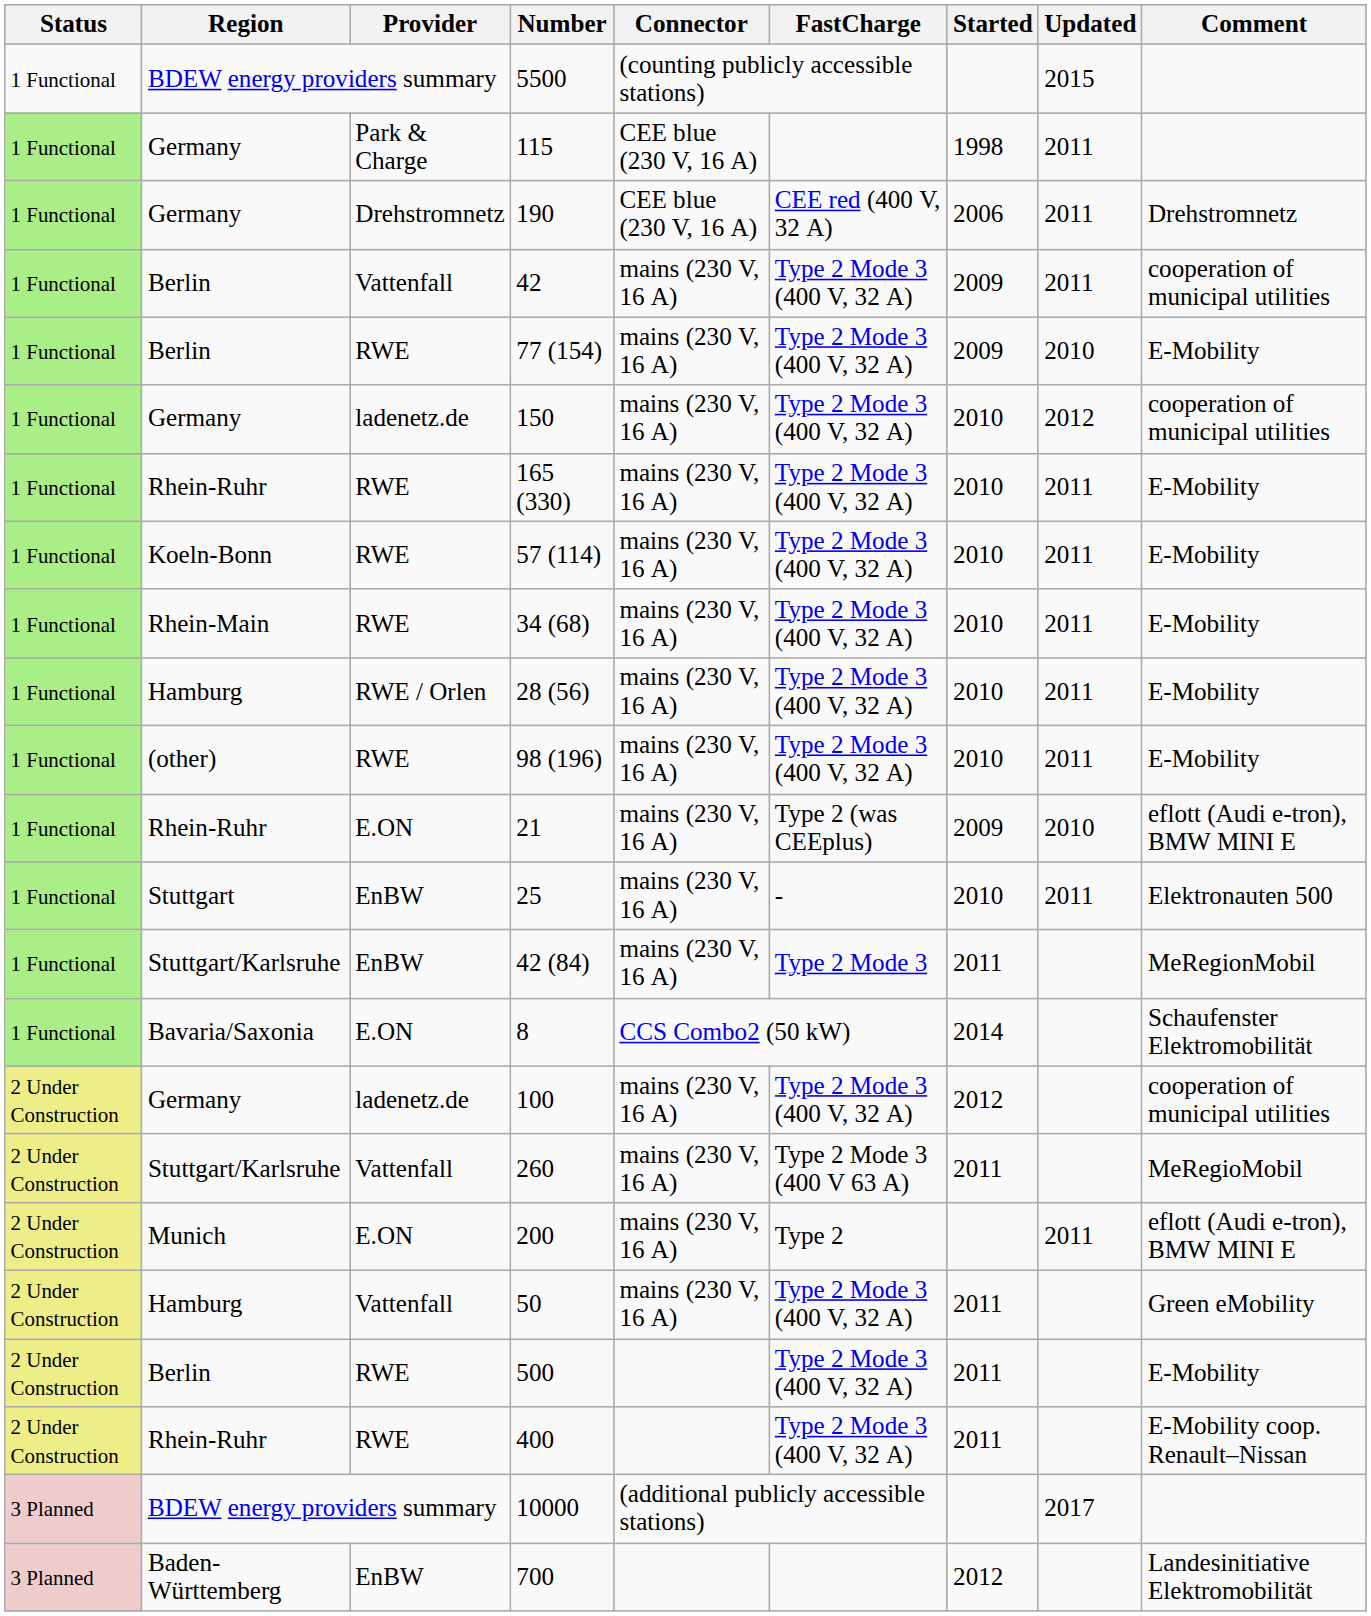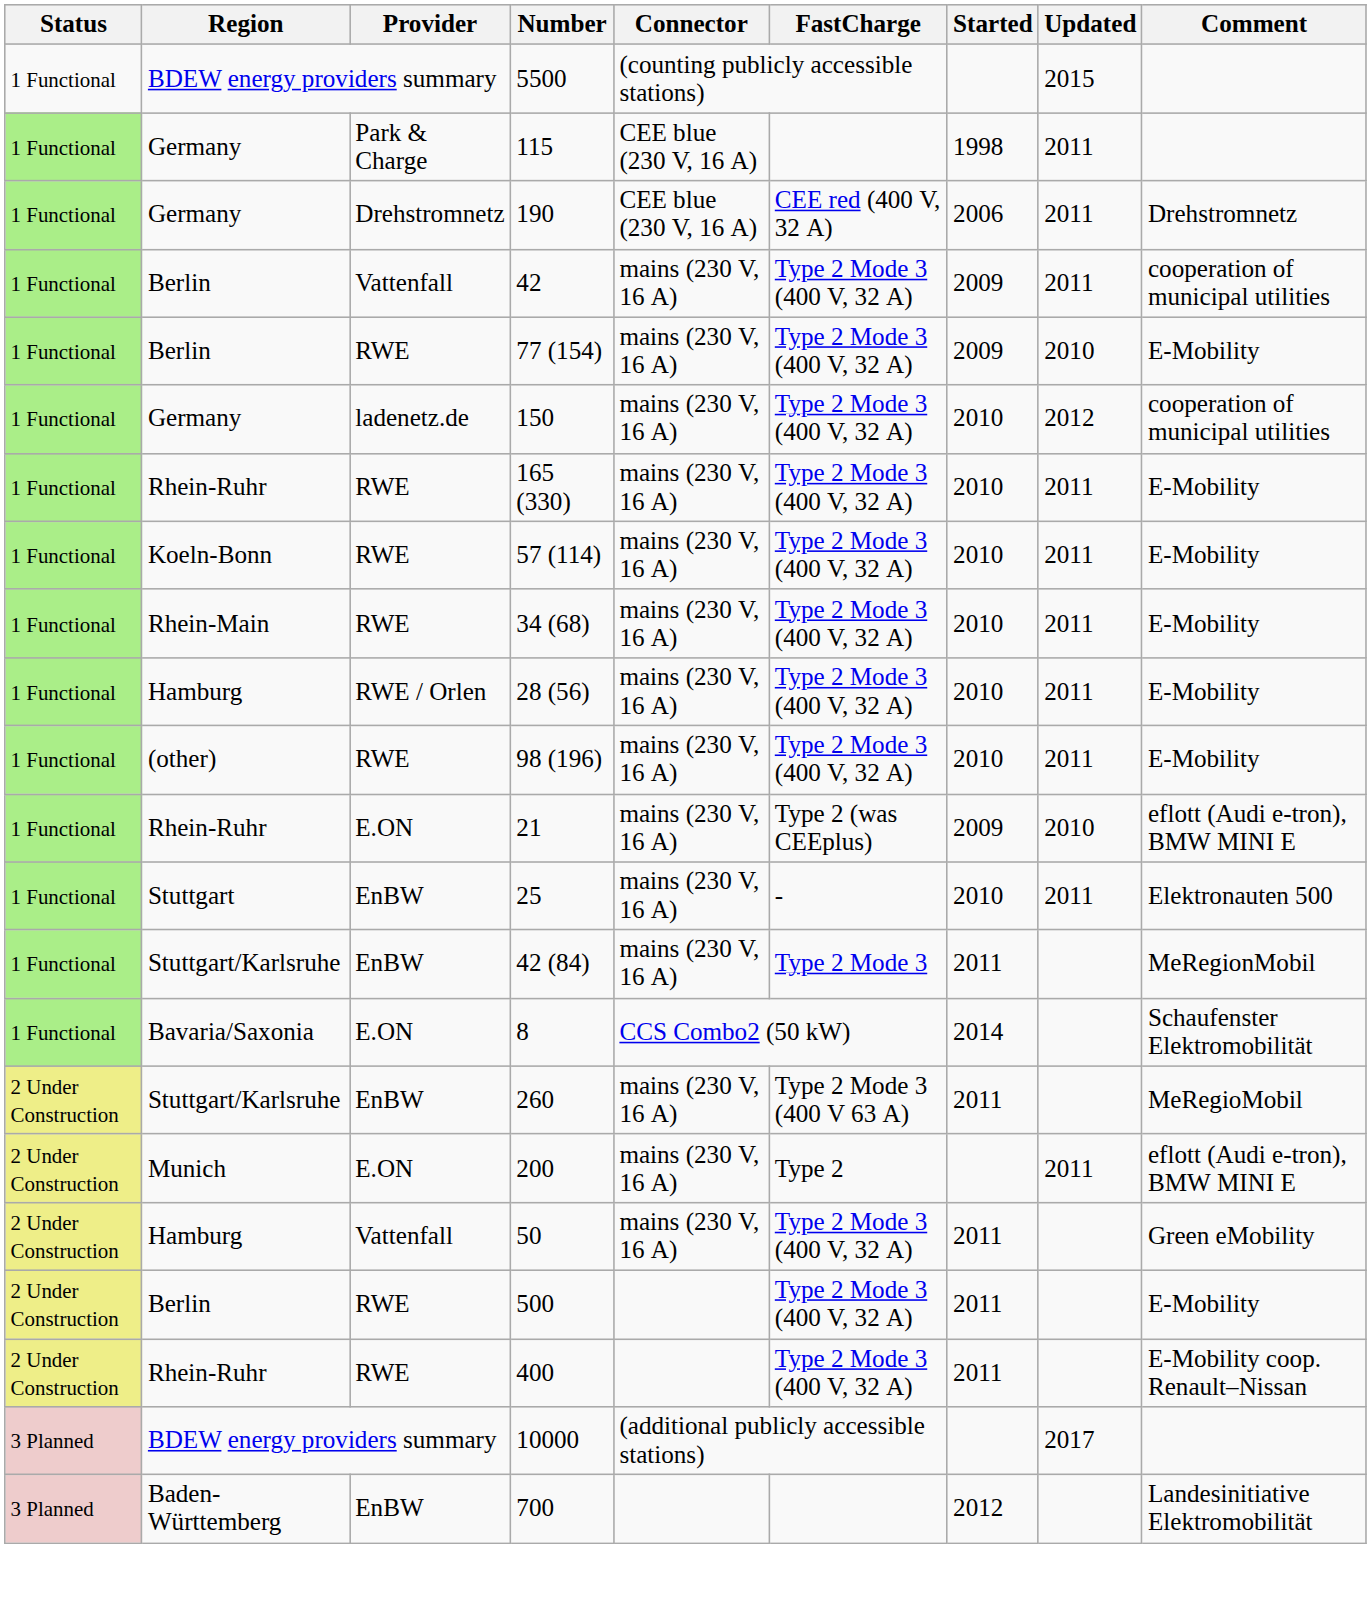- row: (535, 1099)
(404, 1167) Vattenfall -> (389, 1099) EnBW
